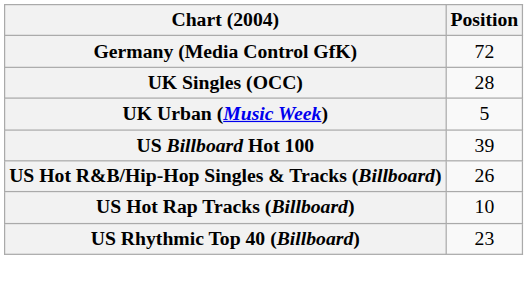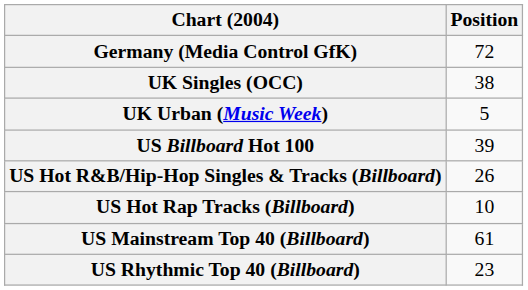(484, 82) 28 -> (484, 82) 38
+ row: (225, 238)
